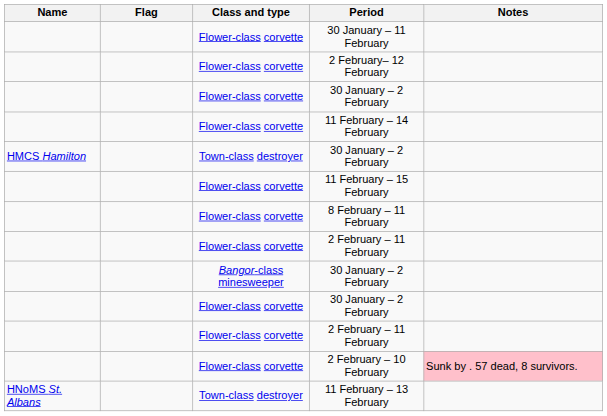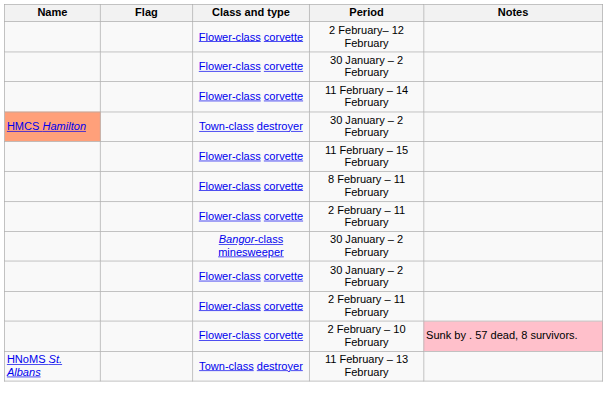- row: (251, 36)
(46, 156) no background -> (46, 126) lightsalmon background
